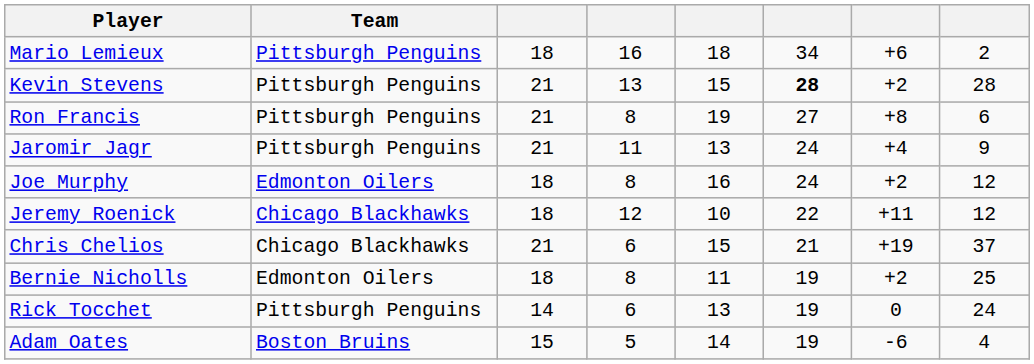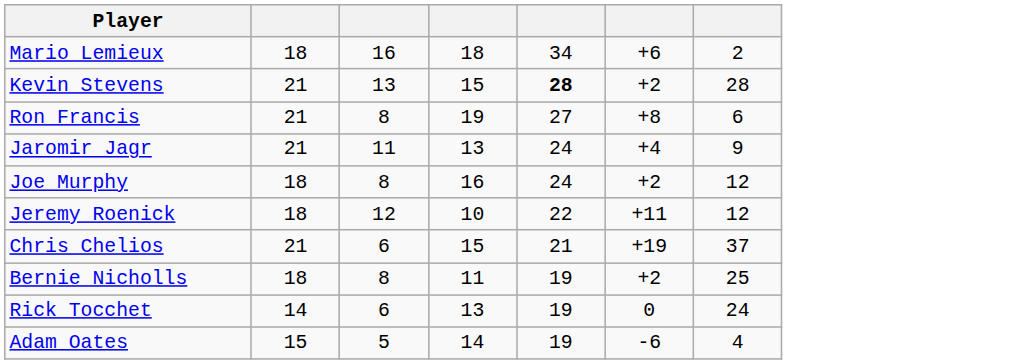- column: (375, 21)
